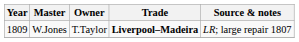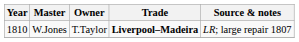(17, 29) 1809 -> (17, 29) 1810
